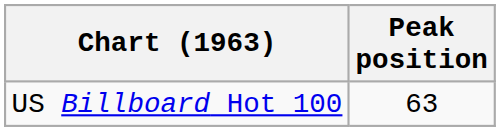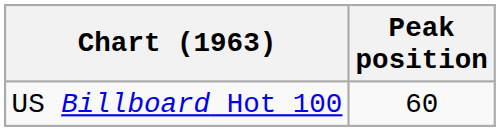(422, 104) 63 -> (422, 104) 60
